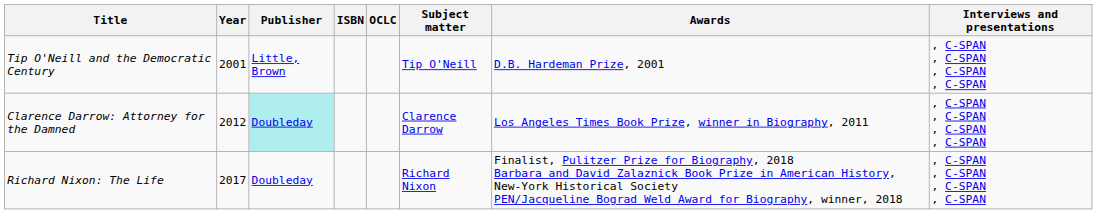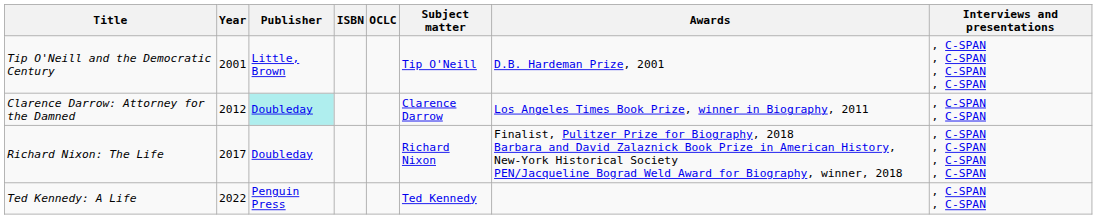(959, 122) , C-SPAN , C-SPAN , C-SPAN , C-SPAN -> (959, 109) , C-SPAN , C-SPAN
+ row: (72, 198)
